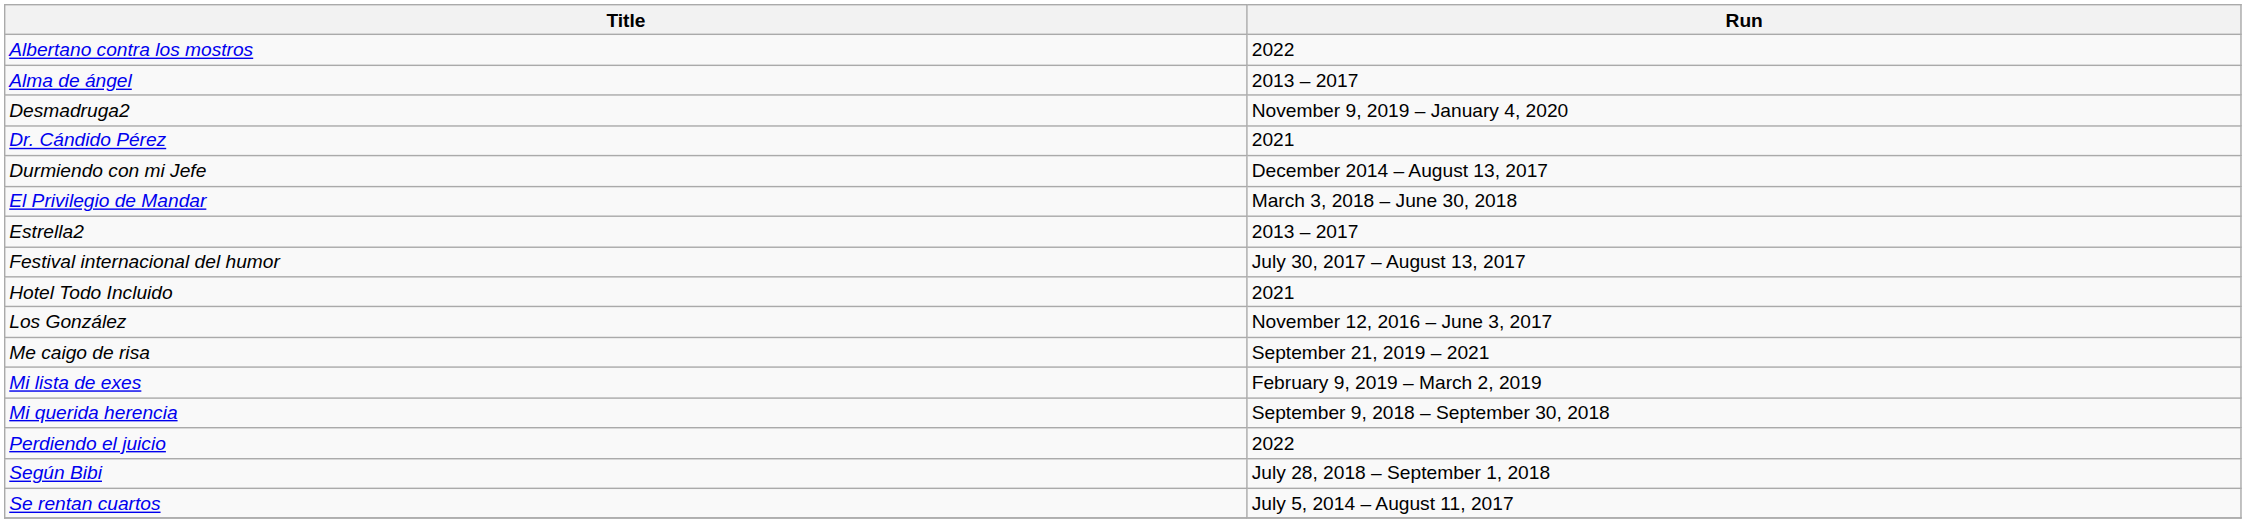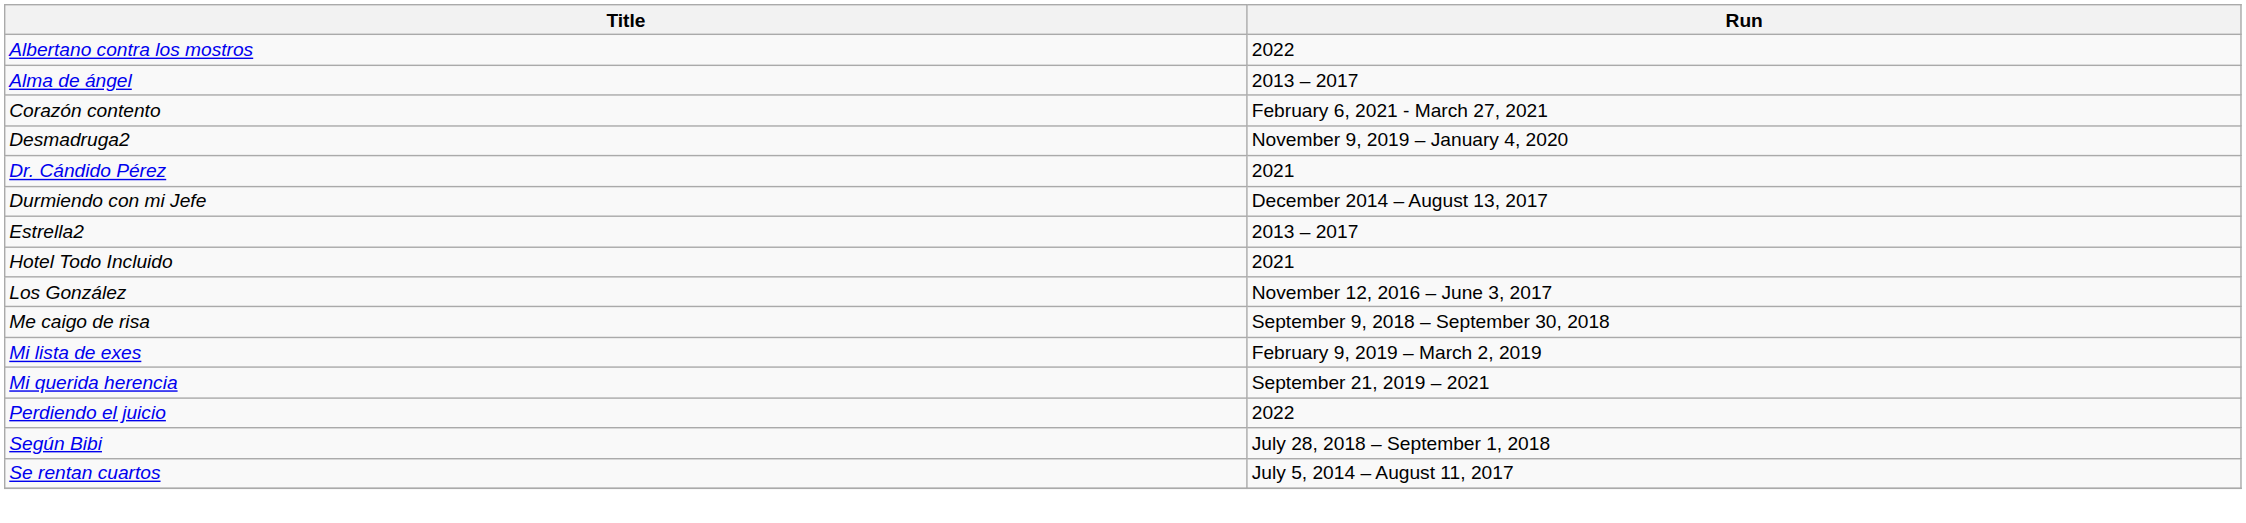+ row: (85, 110)
- row: (108, 201)
- row: (145, 261)
(1371, 352) September 21, 2019 – 2021 -> (1431, 322) September 9, 2018 – September 30, 2018
(1431, 412) September 9, 2018 – September 30, 2018 -> (1371, 382) September 21, 2019 – 2021
